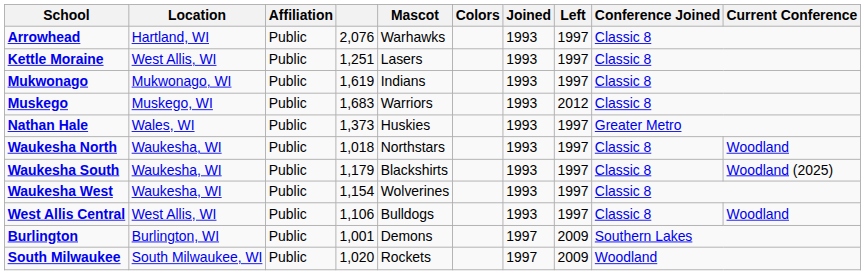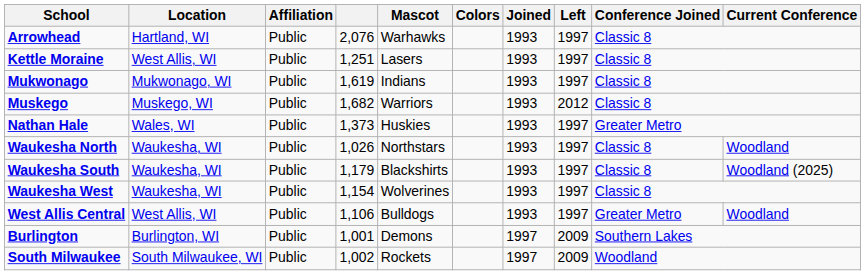(357, 103) 1,683 -> (357, 103) 1,682
(357, 147) 1,018 -> (357, 147) 1,026
(623, 214) Classic 8 -> (638, 214) Greater Metro
(357, 258) 1,020 -> (357, 258) 1,002
